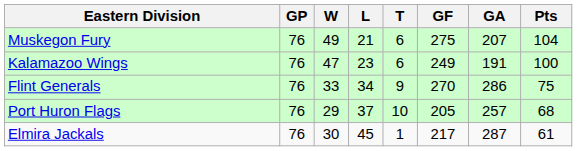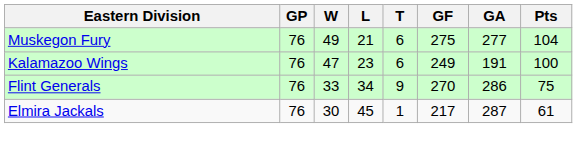(494, 39) 207 -> (494, 39) 277
- row: (64, 110)
